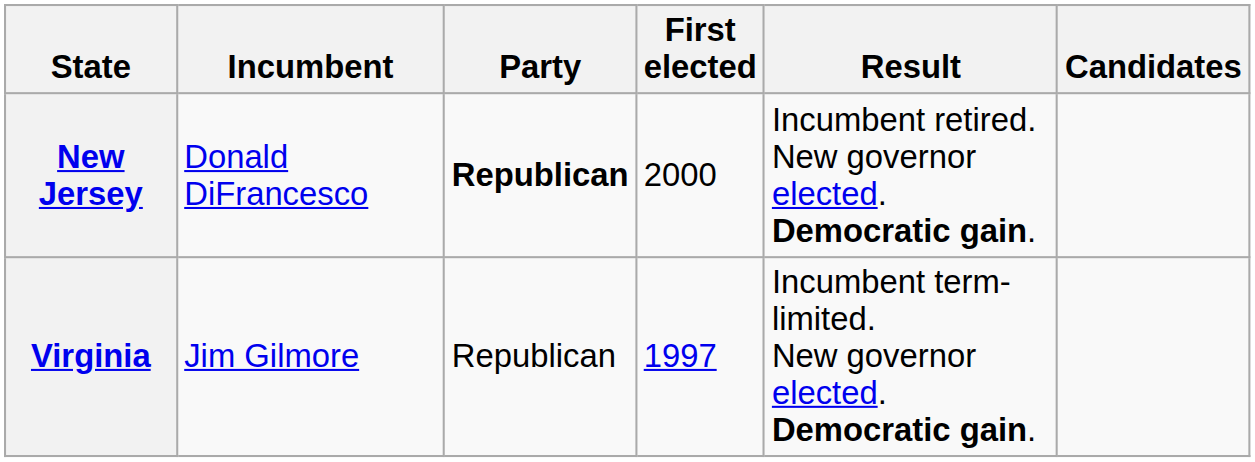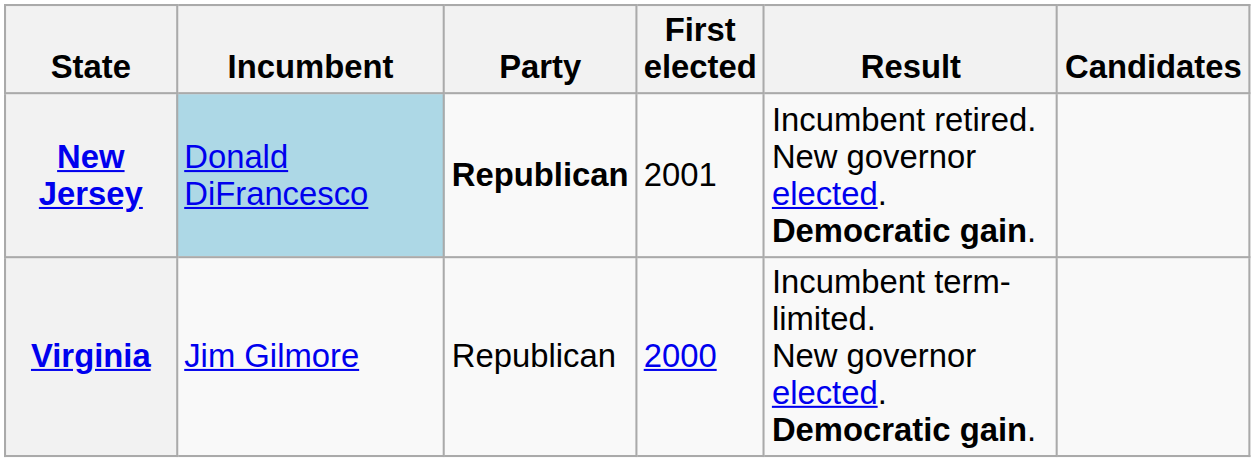(276, 174) no background -> (276, 174) lightblue background
(680, 174) 2000 -> (680, 174) 2001
(680, 355) 1997 -> (680, 355) 2000
